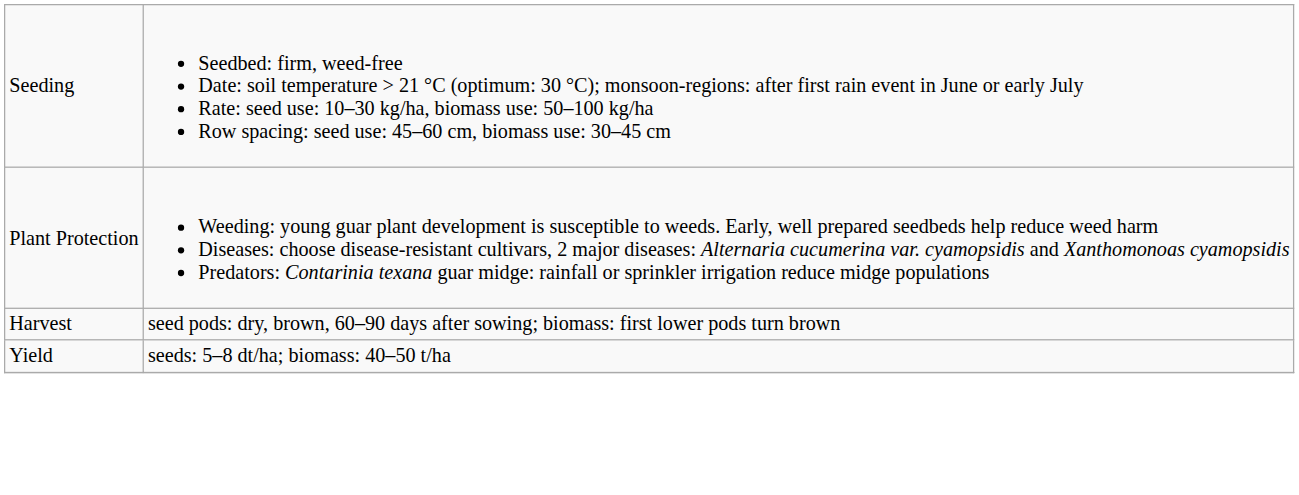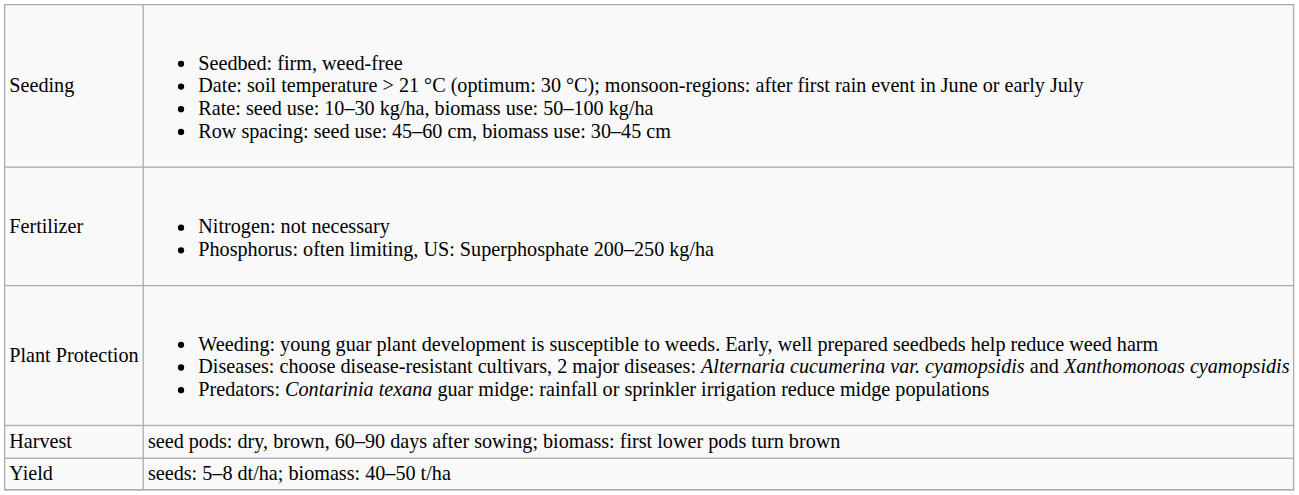+ row: (46, 226)
